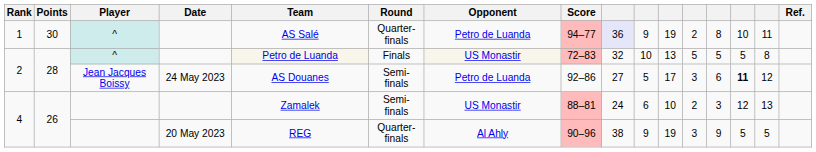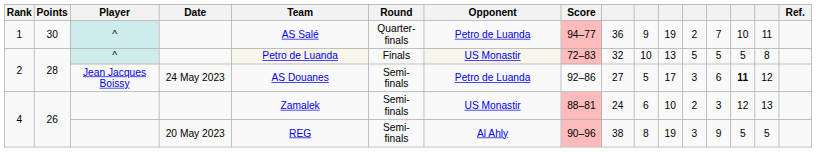(618, 35) lavender background -> (618, 35) no background
(719, 35) 8 -> (719, 35) 7
(396, 133) Quarter-finals -> (396, 133) Semi-finals
(646, 133) 9 -> (646, 133) 8
